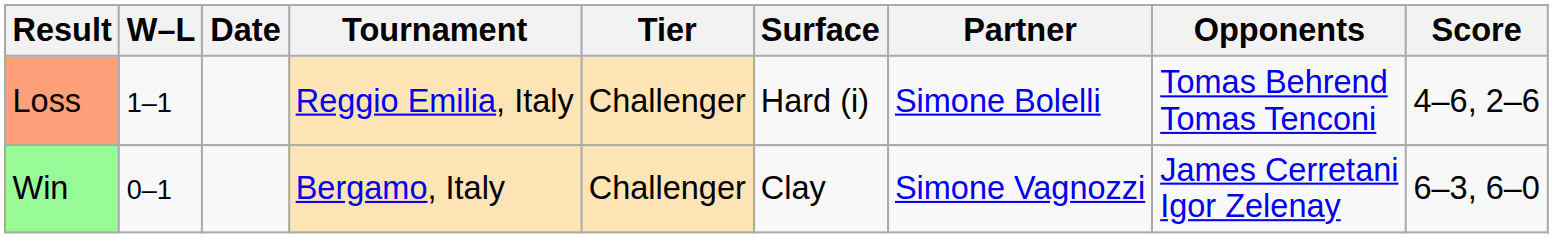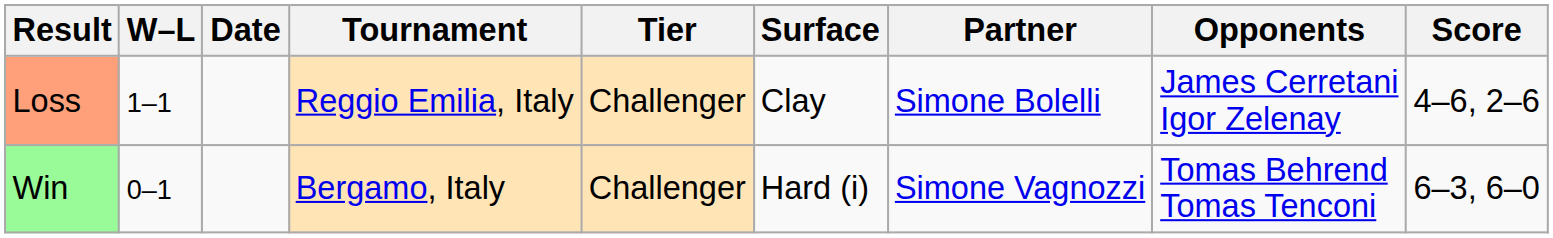(815, 100) Hard (i) -> (793, 100) Clay
(1274, 100) Tomas Behrend Tomas Tenconi -> (1279, 100) James Cerretani Igor Zelenay
(793, 188) Clay -> (815, 188) Hard (i)
(1279, 188) James Cerretani Igor Zelenay -> (1274, 188) Tomas Behrend Tomas Tenconi
